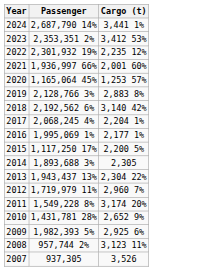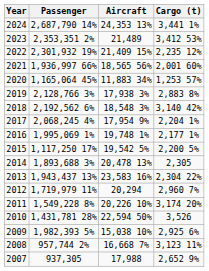+ column: (126, 11)
(124, 218) 2,652 9% -> (179, 218) 3,526
(124, 259) 3,526 -> (179, 259) 2,652 9%
